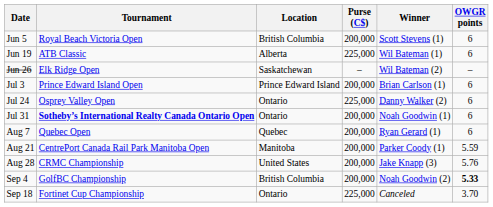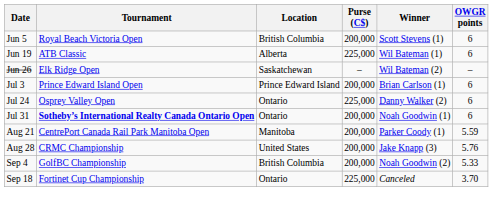- row: (18, 132)
(470, 179) bold -> (470, 163) normal
